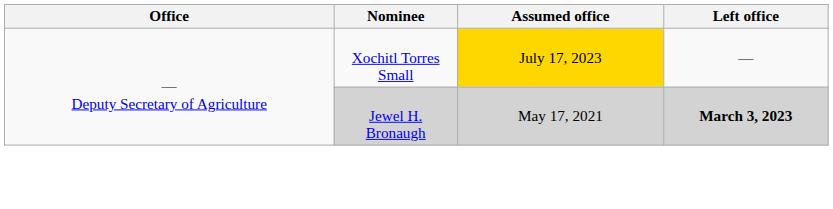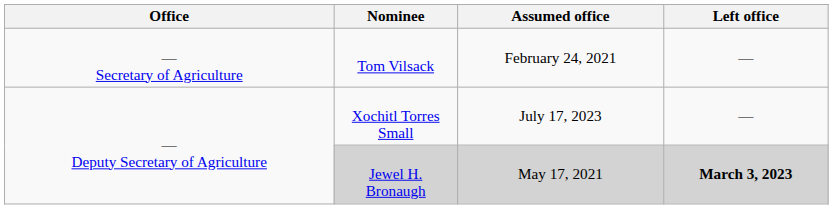+ row: (396, 66)
(560, 57) gold background -> (560, 116) no background
